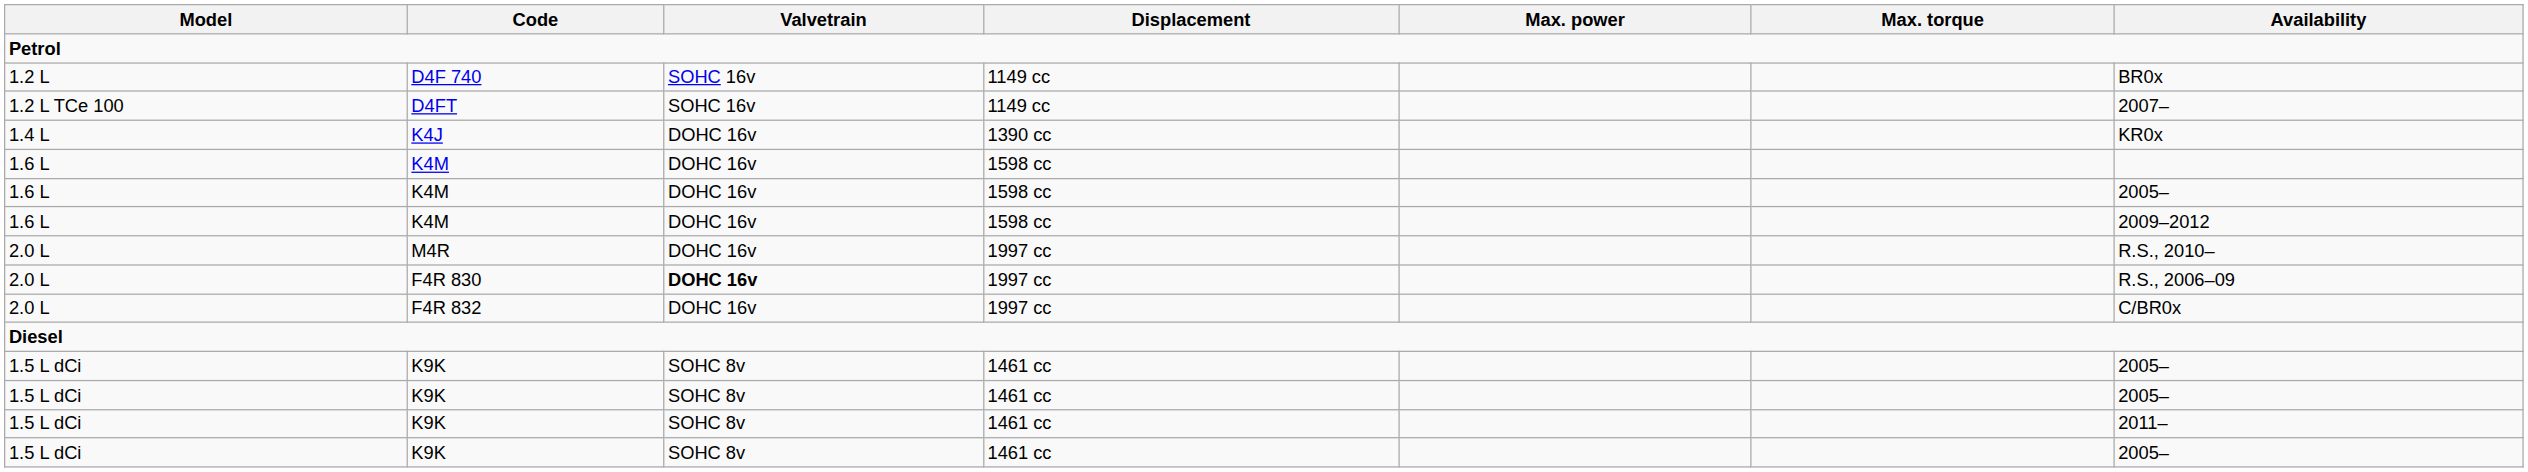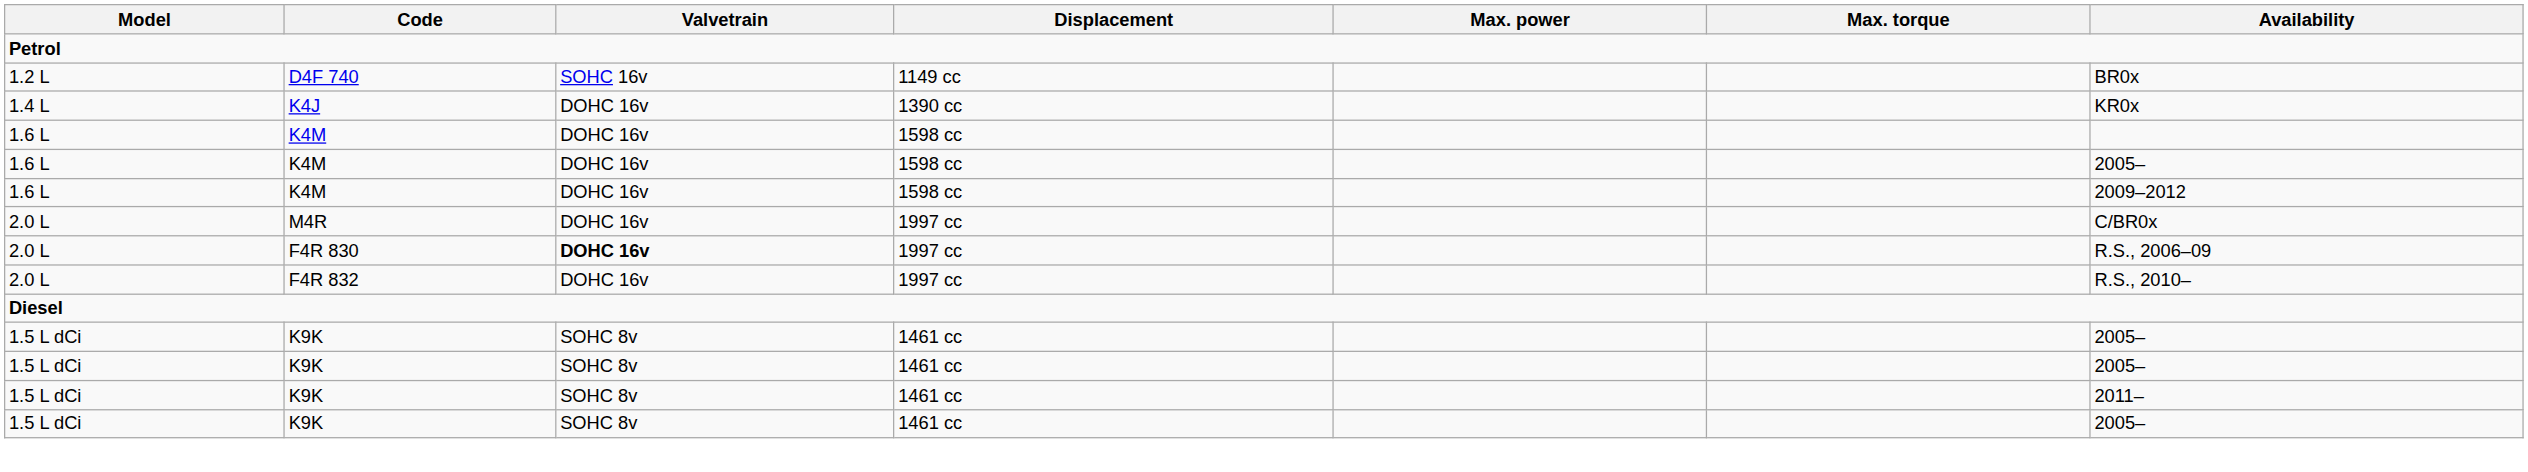- row: (66, 106)
(2166, 251) R.S., 2010– -> (2126, 222) C/BR0x
(2150, 308) C/BR0x -> (2143, 280) R.S., 2010–
